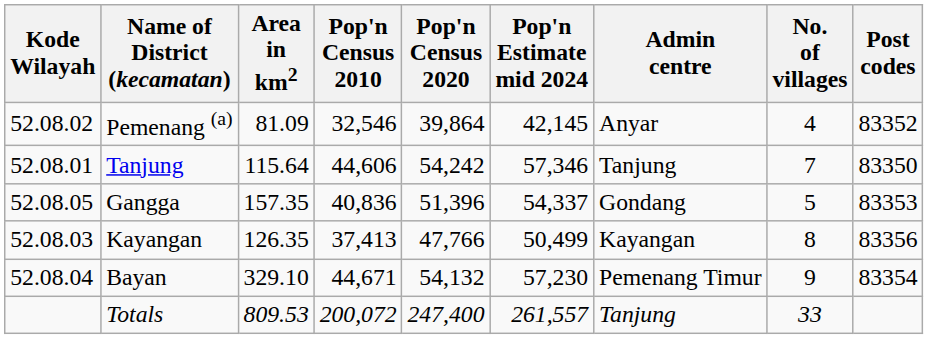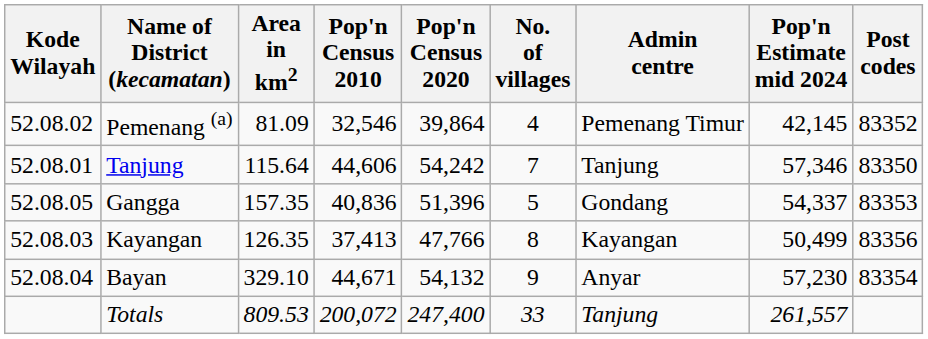columns swapped: (542, 53) <-> (810, 53)
(629, 123) Anyar -> (663, 123) Pemenang Timur
(680, 277) Pemenang Timur -> (611, 277) Anyar
